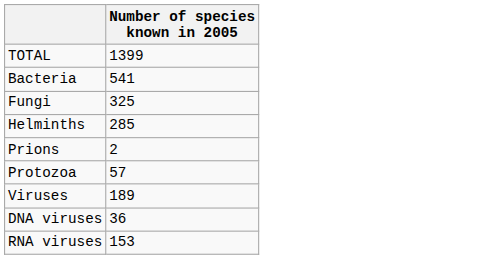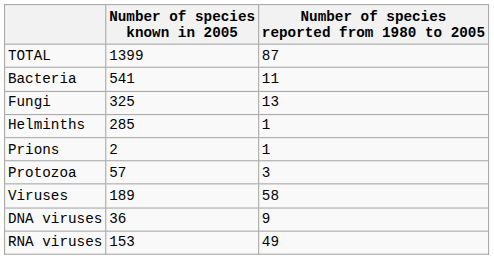+ column: (373, 24)
